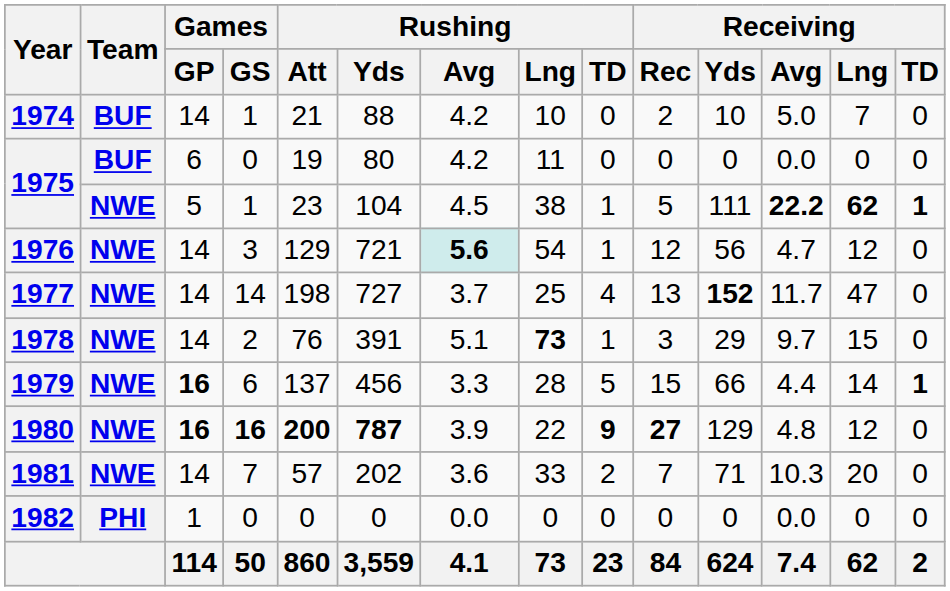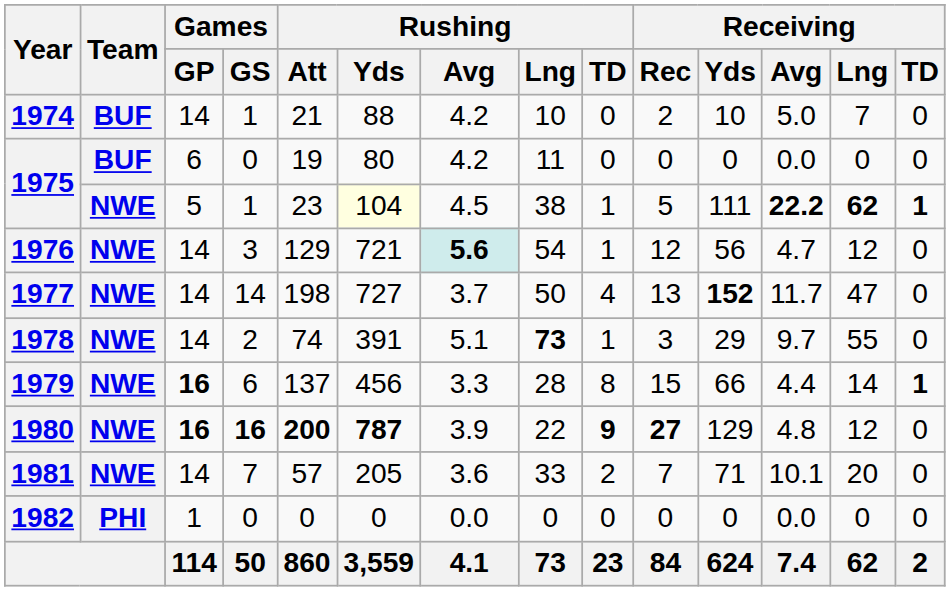(379, 205) no background -> (379, 205) lightyellow background
(550, 294) 25 -> (550, 294) 50
(307, 339) 76 -> (307, 339) 74
(862, 339) 15 -> (862, 339) 55
(608, 384) 5 -> (608, 384) 8
(379, 473) 202 -> (379, 473) 205
(796, 473) 10.3 -> (796, 473) 10.1
